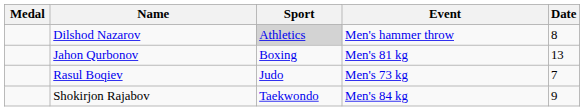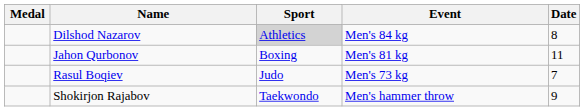(400, 34) Men's hammer throw -> (376, 34) Men's 84 kg
(557, 55) 13 -> (557, 55) 11
(376, 95) Men's 84 kg -> (400, 95) Men's hammer throw
